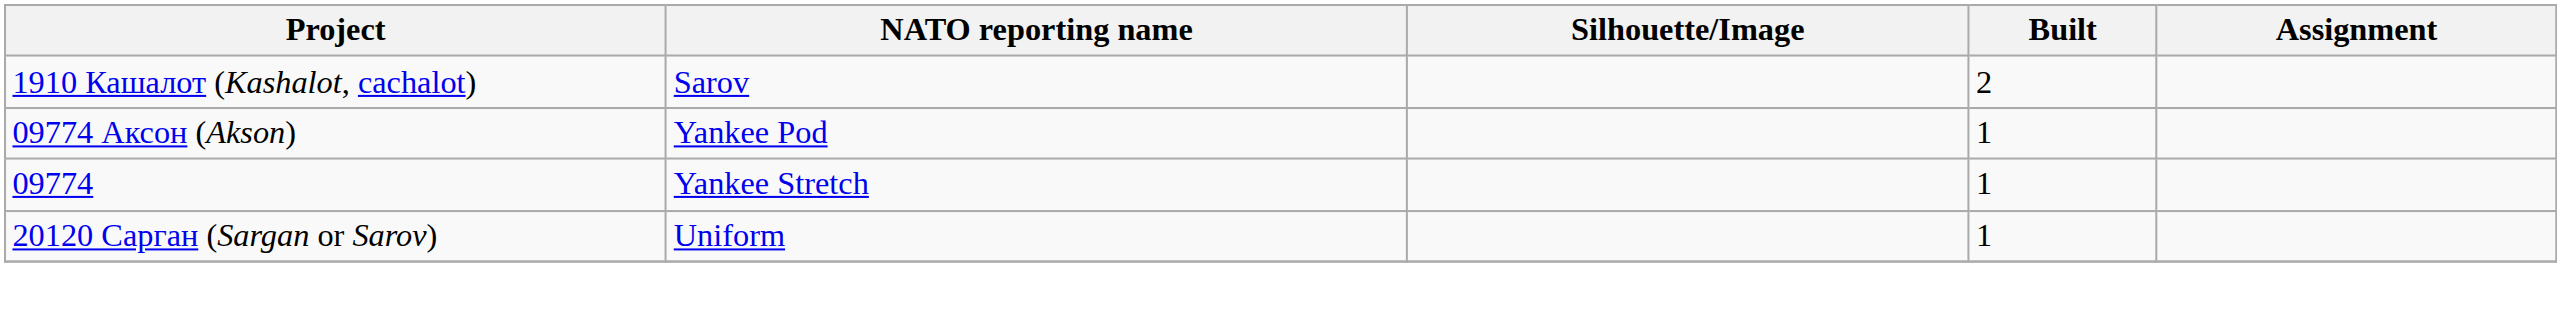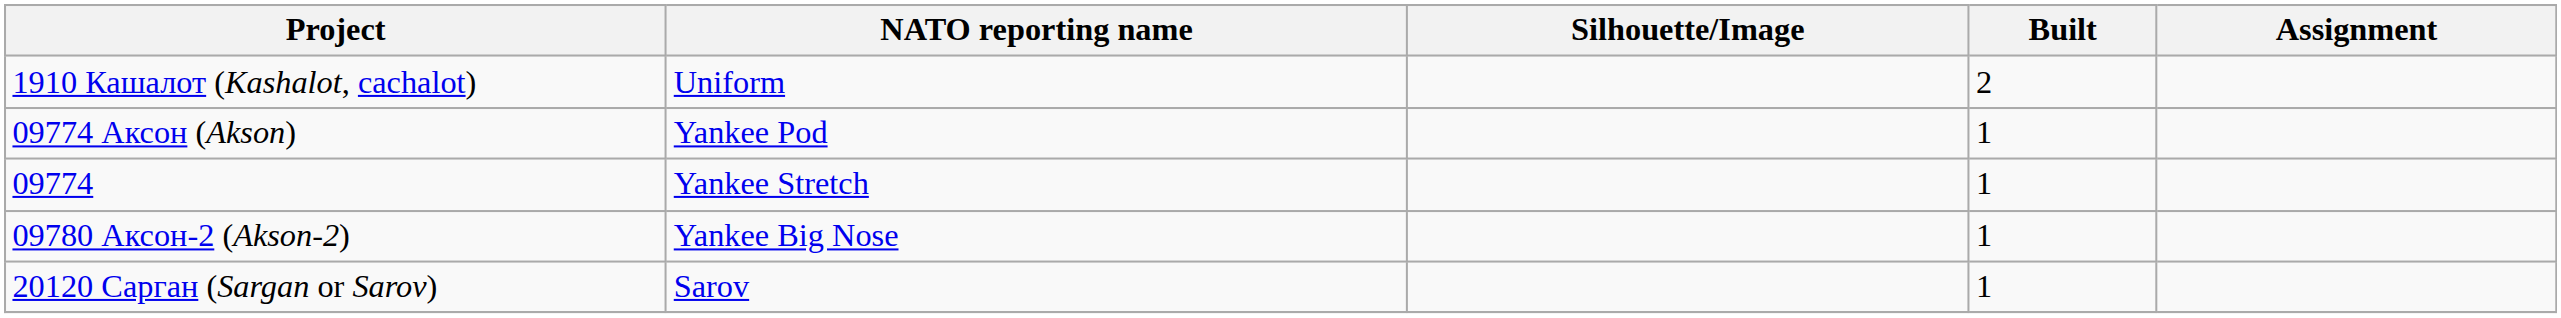(711, 81) Sarov -> (729, 81) Uniform
+ row: (181, 235)
(729, 235) Uniform -> (711, 286) Sarov
